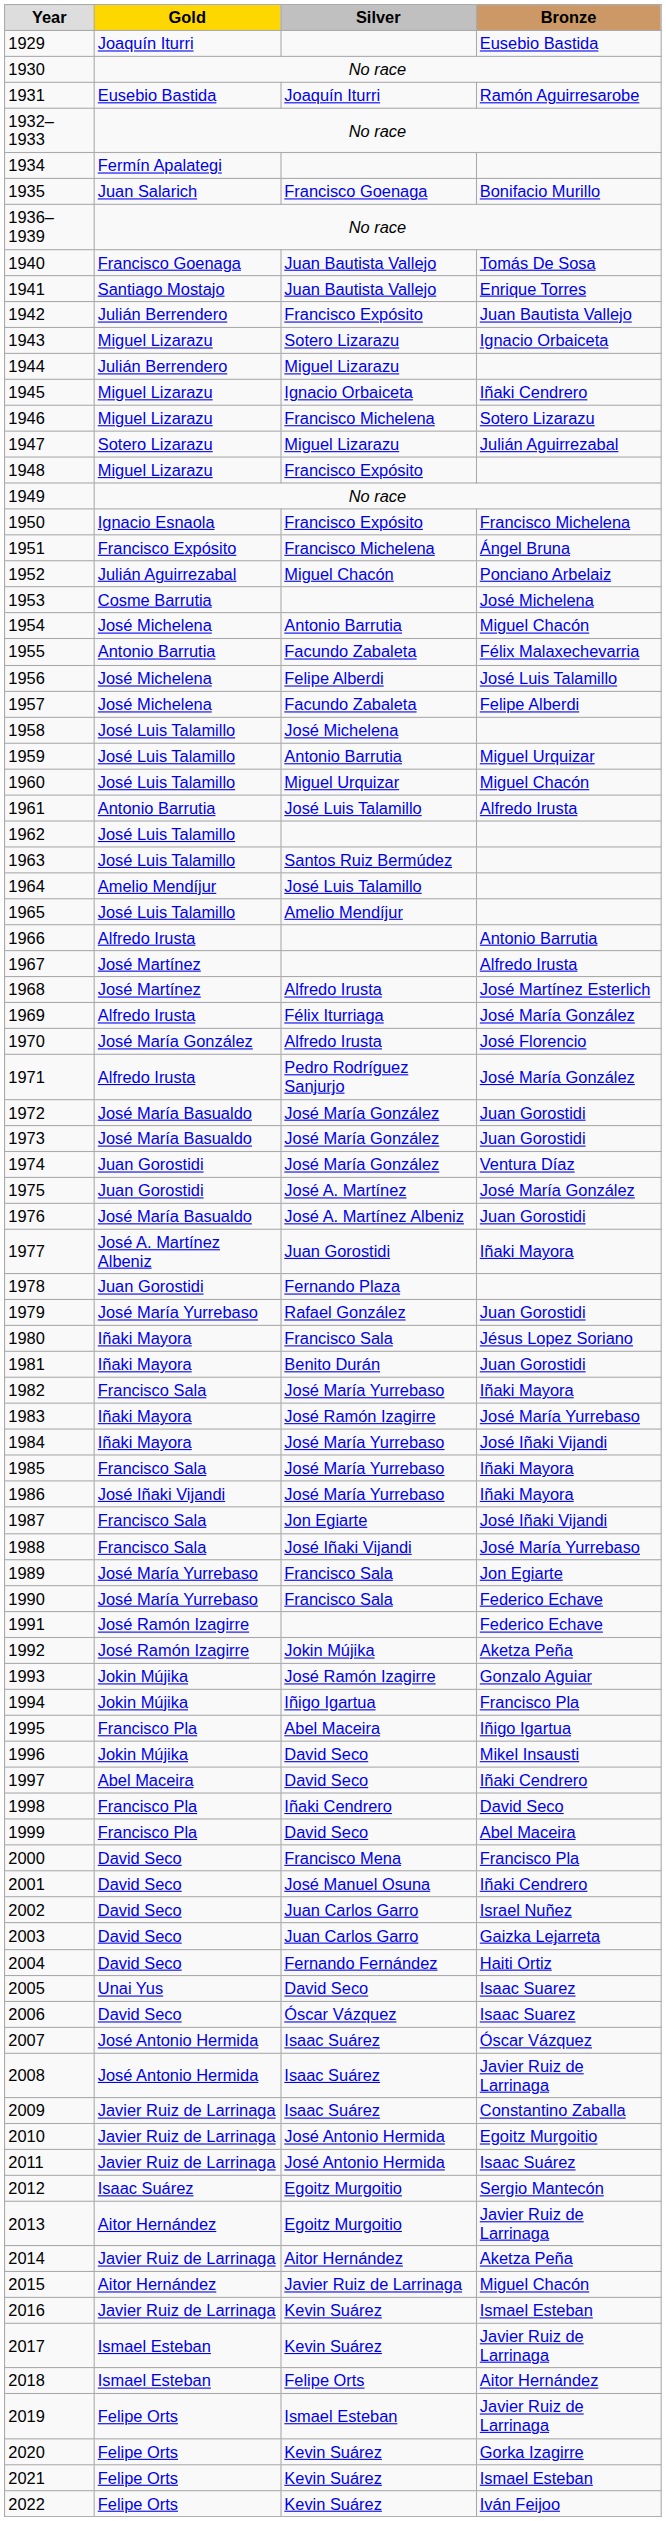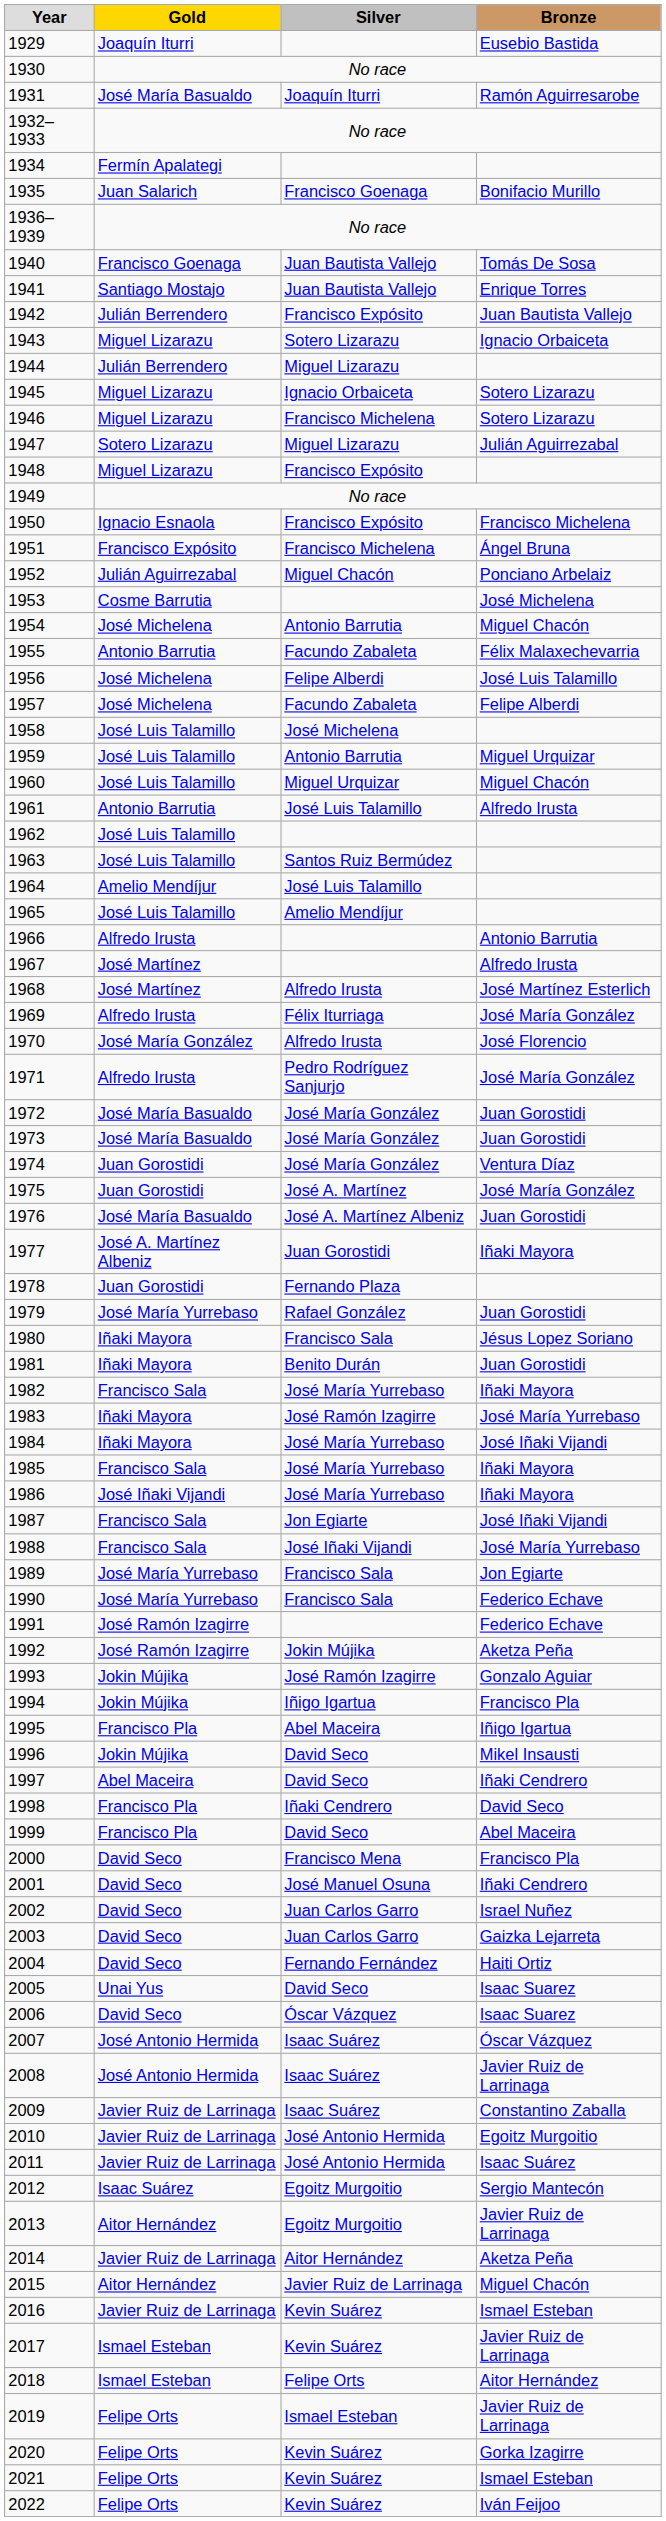(157, 96) Eusebio Bastida -> (175, 96) José María Basualdo
(534, 392) Iñaki Cendrero -> (537, 392) Sotero Lizarazu
